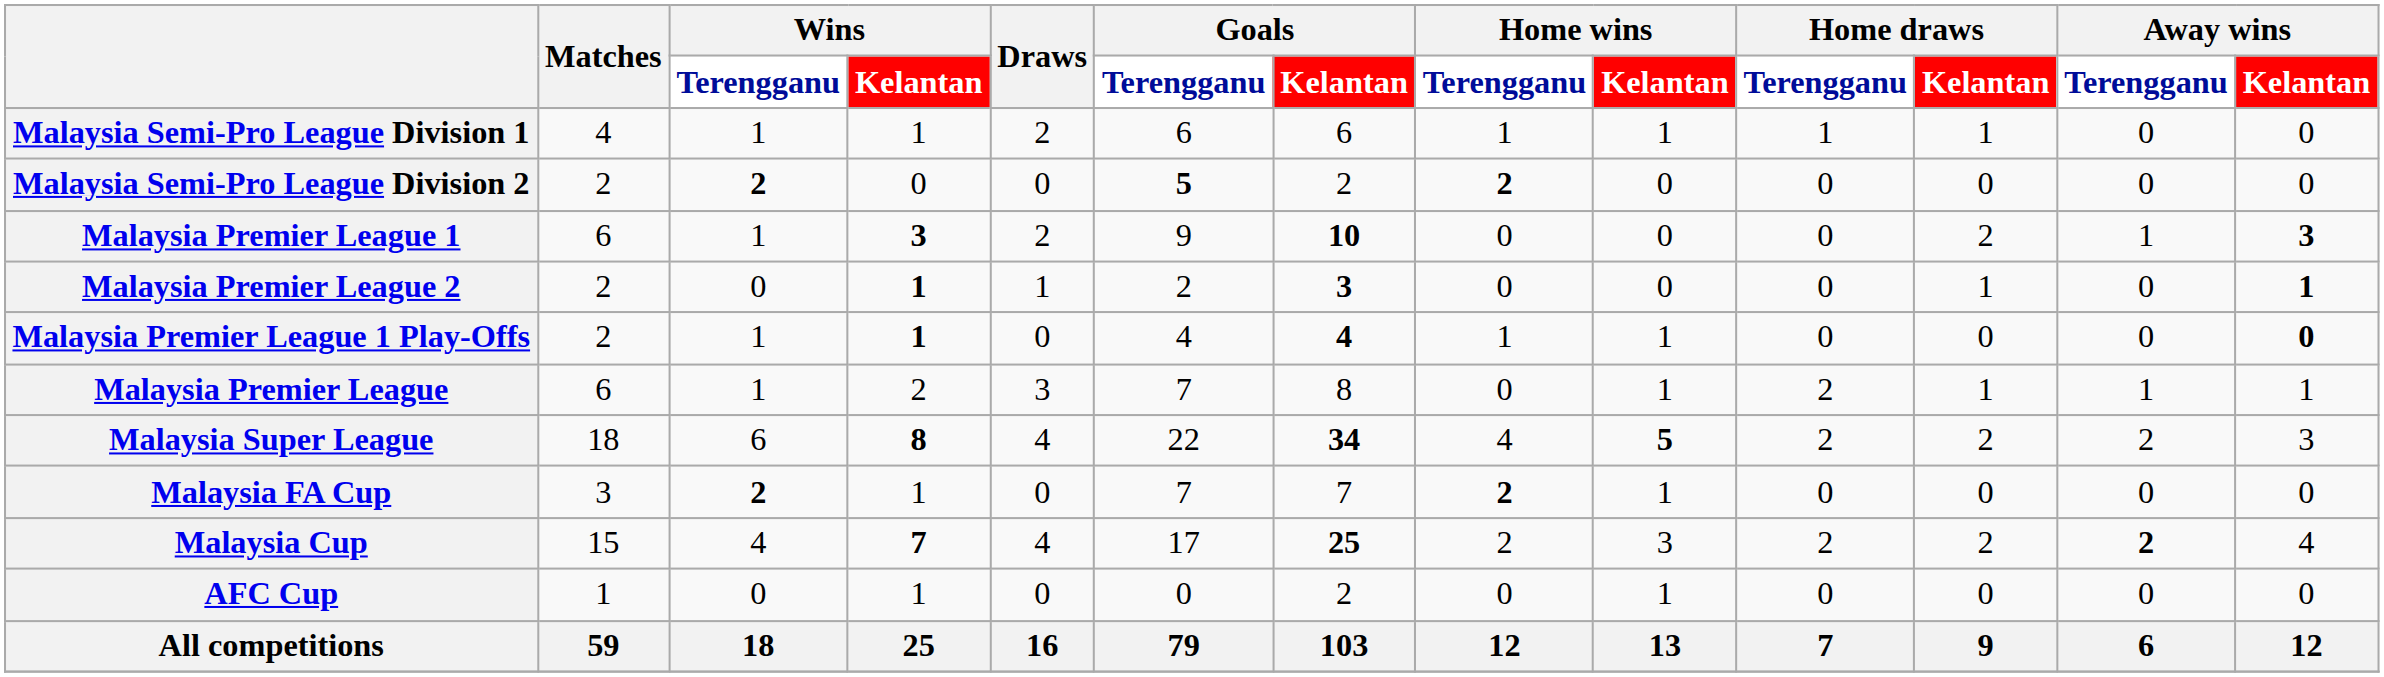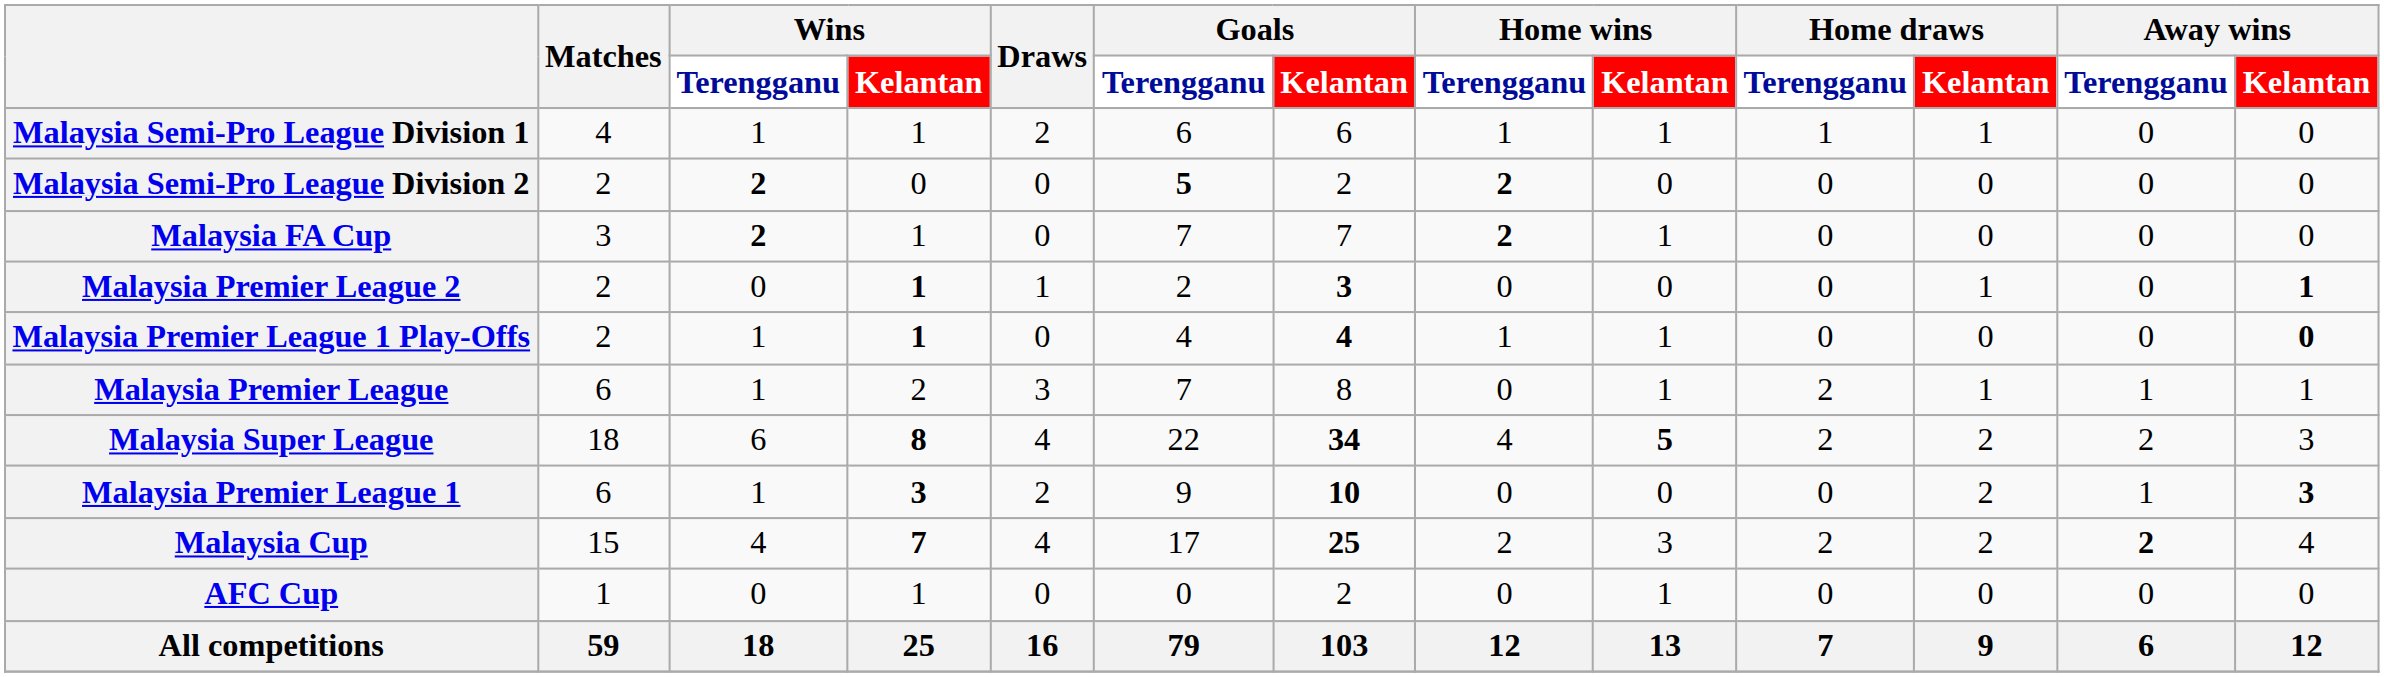rows swapped: (271, 235) <-> (271, 491)
